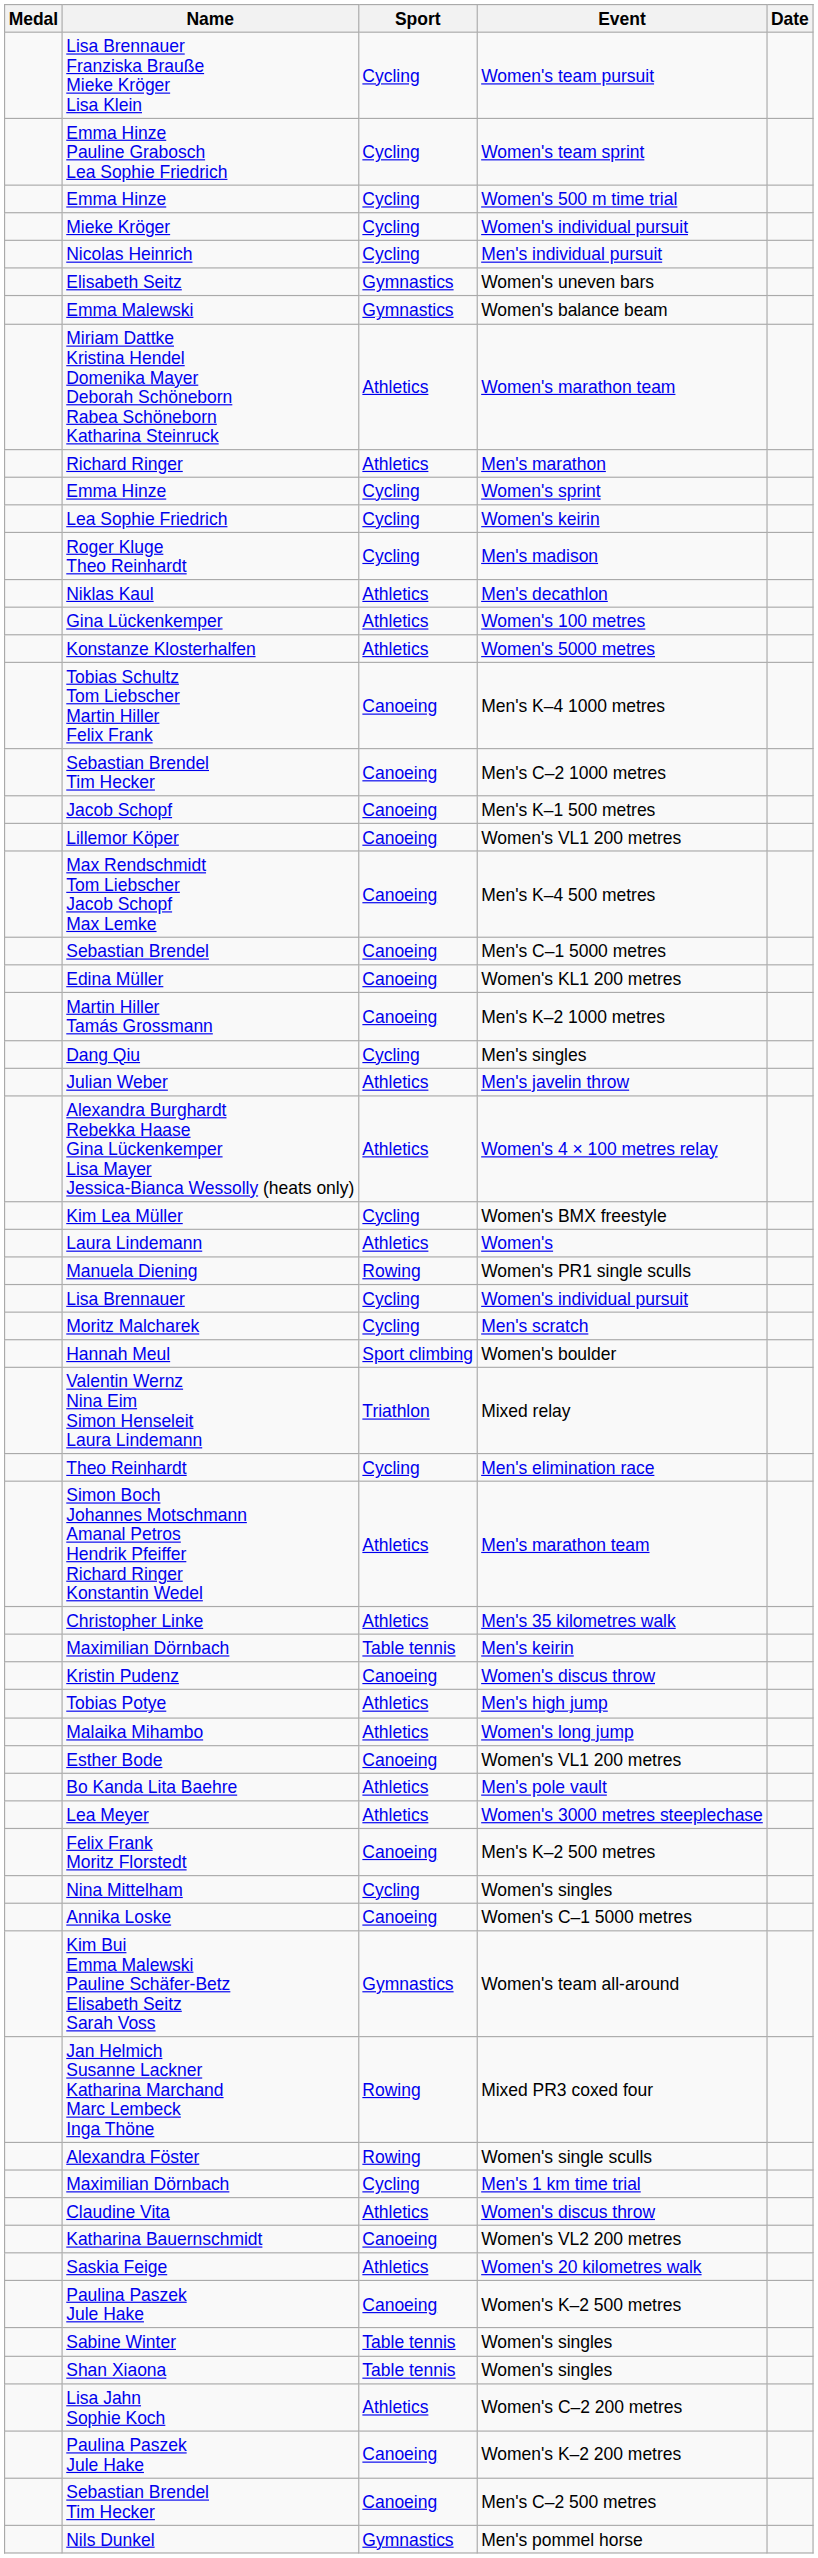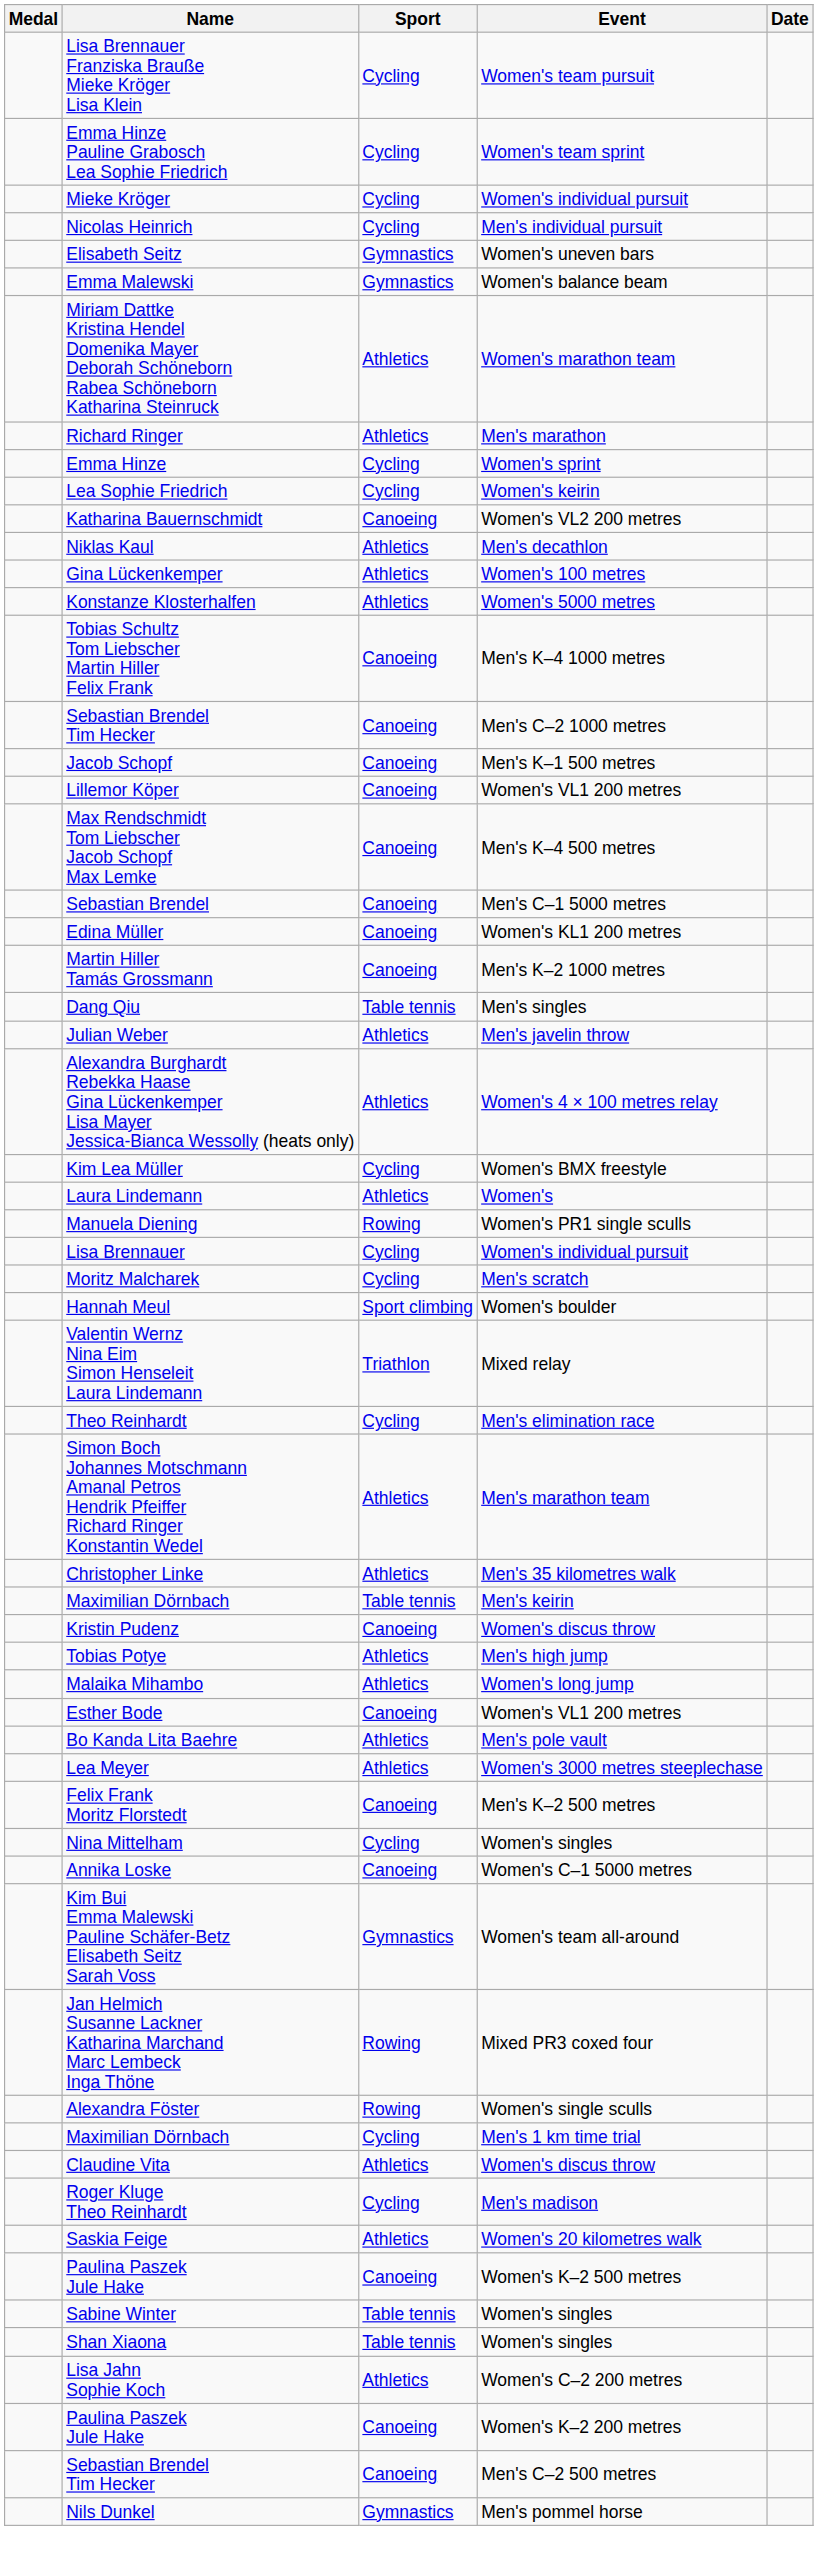- row: (116, 199)
rows swapped: (126, 556) <-> (164, 2240)
(391, 1054) Cycling -> (409, 1007) Table tennis
